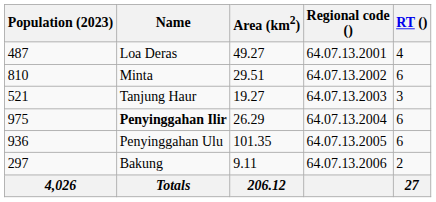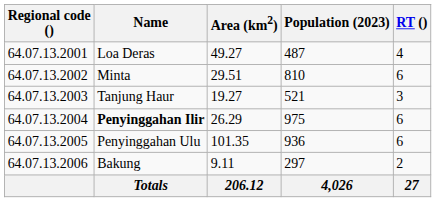columns swapped: (348, 23) <-> (60, 23)
